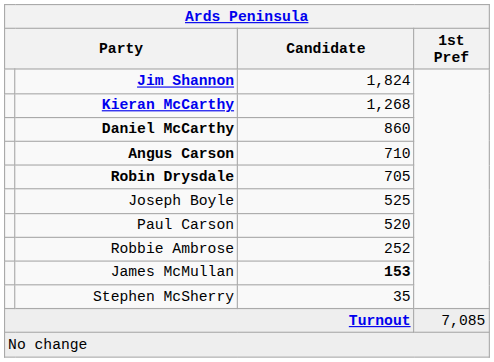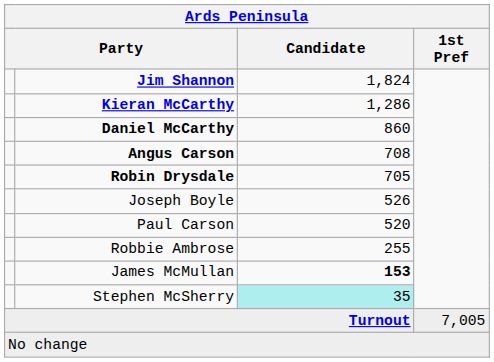(389, 105) 1,268 -> (389, 105) 1,286
(397, 153) 710 -> (397, 153) 708
(397, 201) 525 -> (397, 201) 526
(397, 249) 252 -> (397, 249) 255
(402, 297) no background -> (402, 297) paleturquoise background
(463, 321) 7,085 -> (463, 321) 7,005
